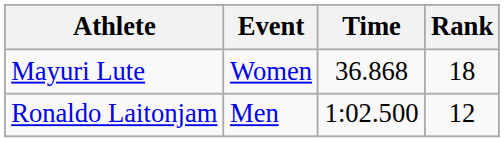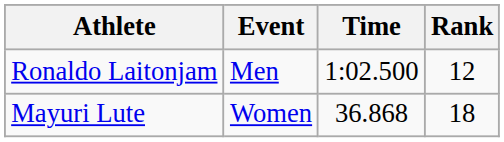rows swapped: (114, 114) <-> (78, 70)
